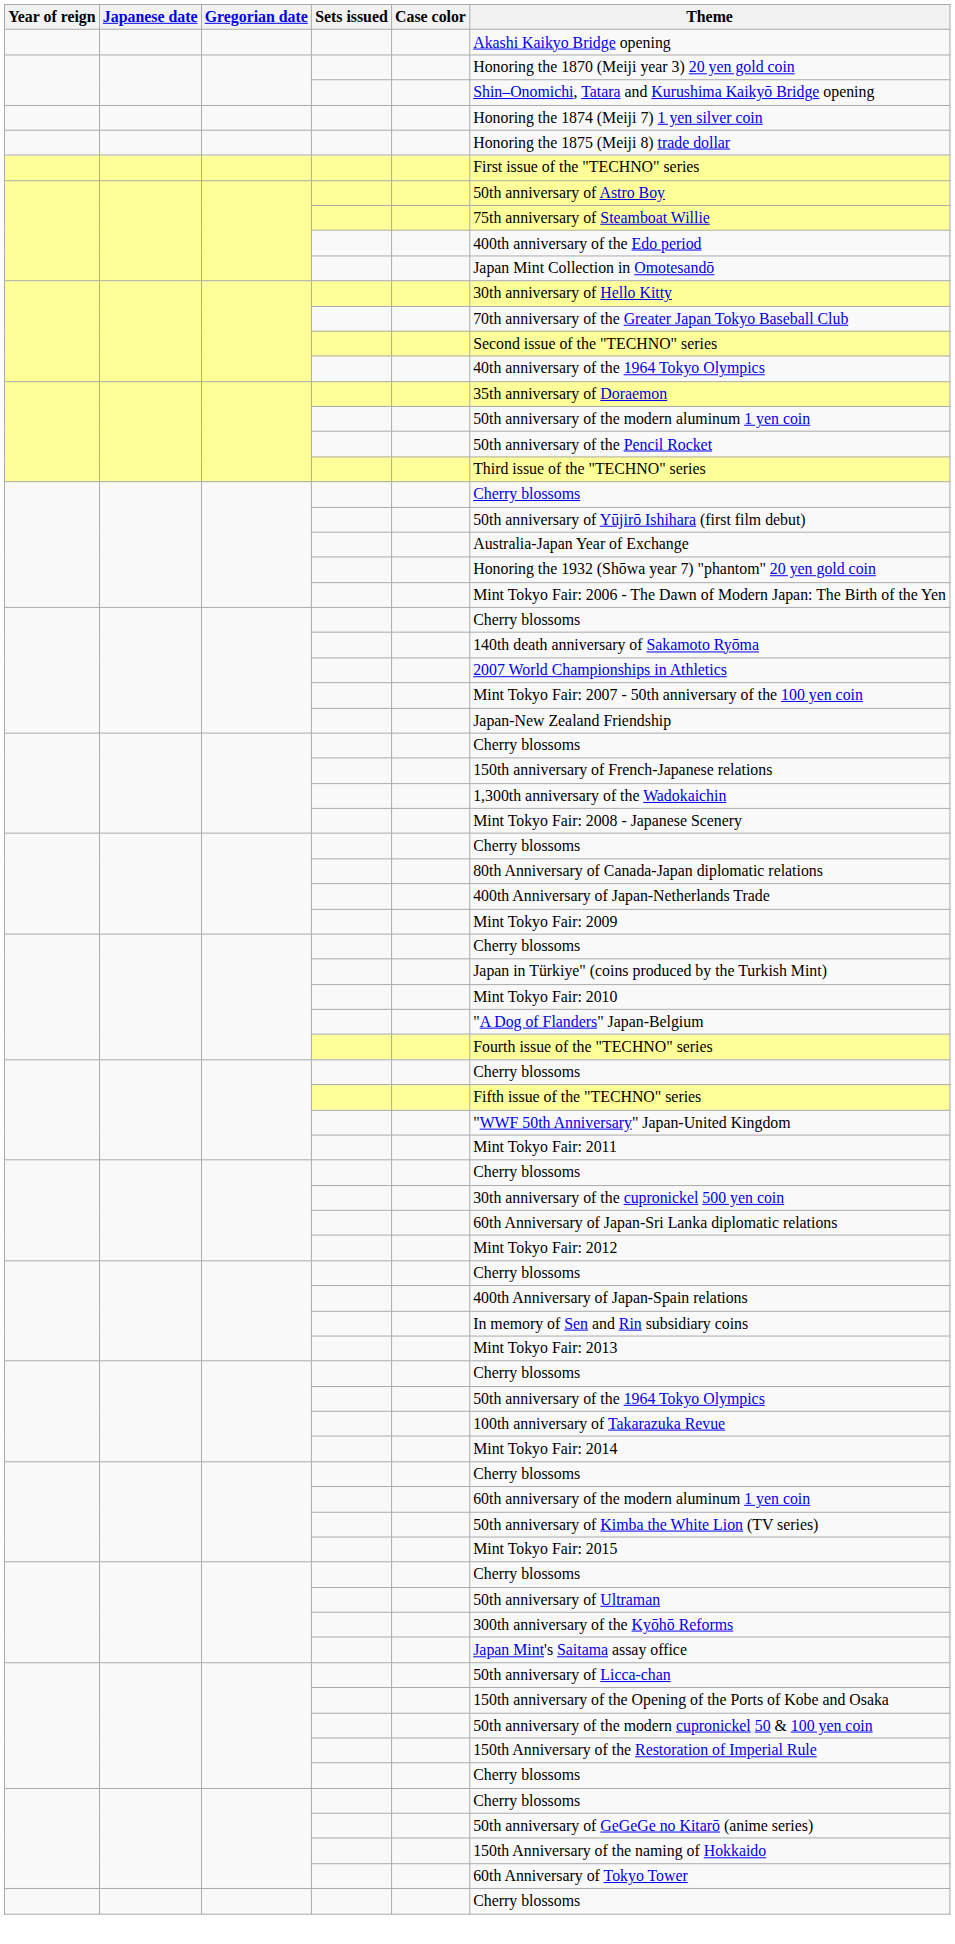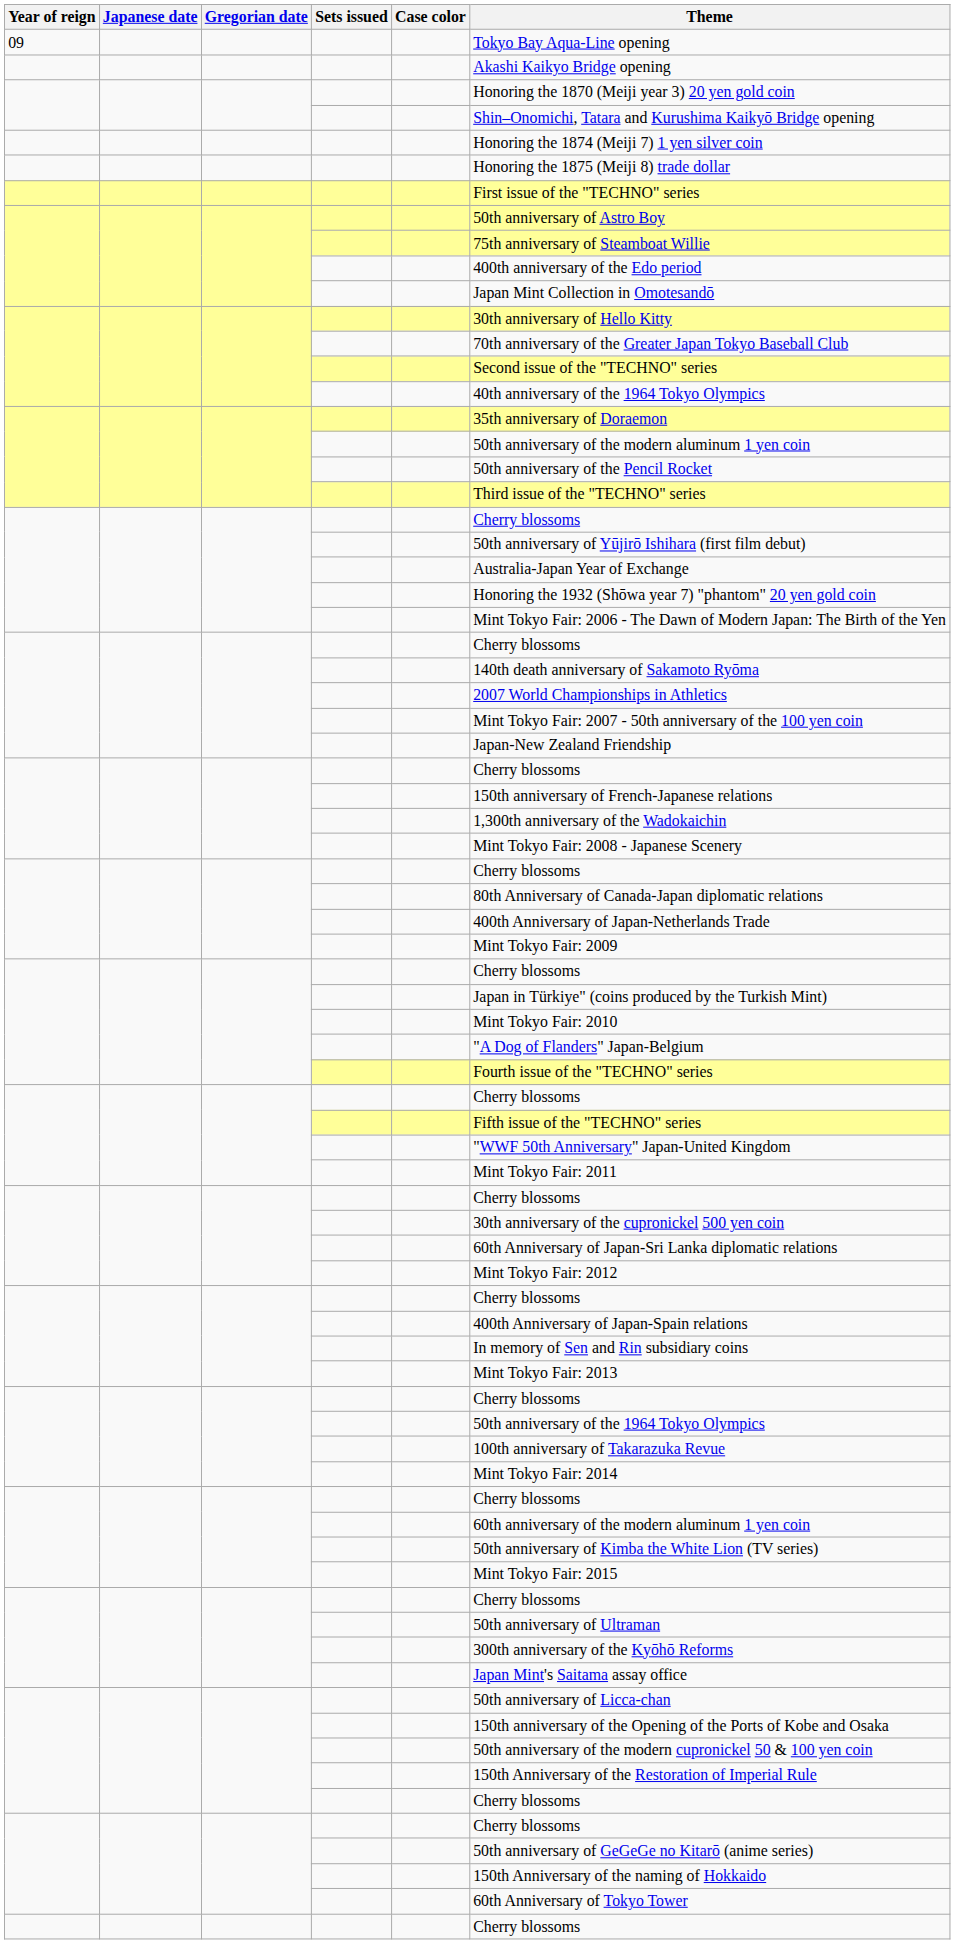+ row: (16, 42)
